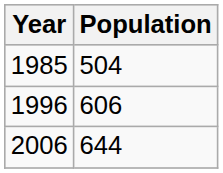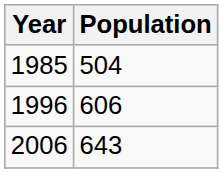(101, 146) 644 -> (101, 146) 643
